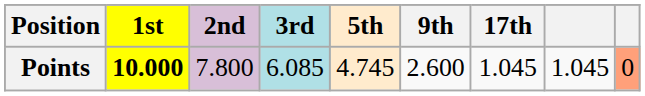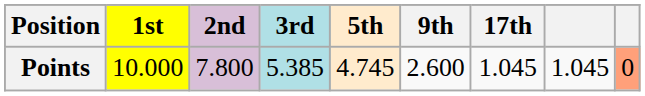(148, 68) bold -> (148, 68) normal
(295, 68) 6.085 -> (295, 68) 5.385
